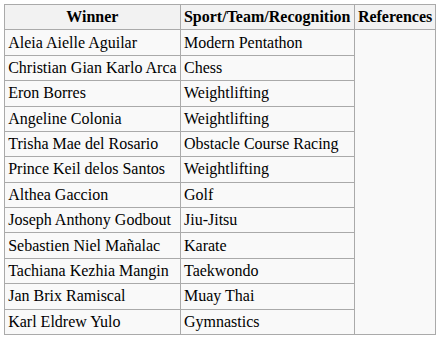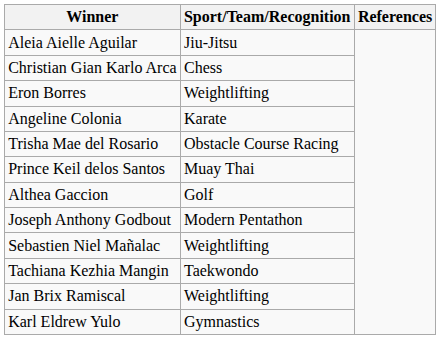(243, 42) Modern Pentathon -> (211, 42) Jiu-Jitsu
(226, 118) Weightlifting -> (205, 118) Karate
(226, 169) Weightlifting -> (219, 169) Muay Thai
(211, 220) Jiu-Jitsu -> (243, 220) Modern Pentathon
(205, 245) Karate -> (226, 245) Weightlifting
(219, 296) Muay Thai -> (226, 296) Weightlifting
